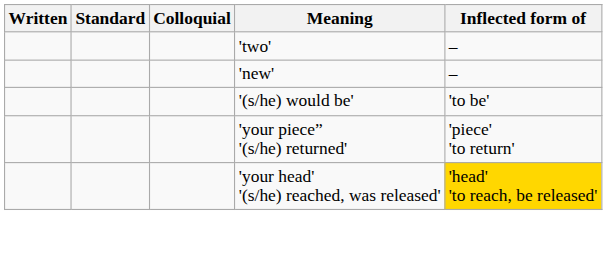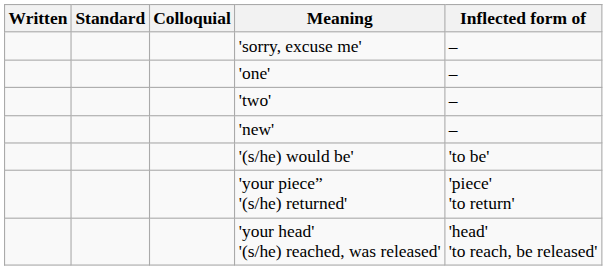+ row: (300, 45)
+ row: (255, 73)
(523, 186) gold background -> (523, 241) no background
